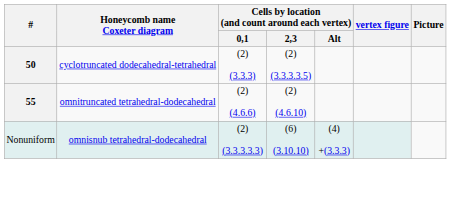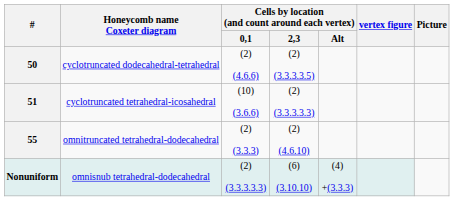(243, 65) (2) (3.3.3) -> (246, 65) (2) (4.6.6)
+ row: (141, 102)
(243, 102) (2) (4.6.6) -> (246, 140) (2) (3.3.3)
(31, 140) normal -> (32, 177) bold
